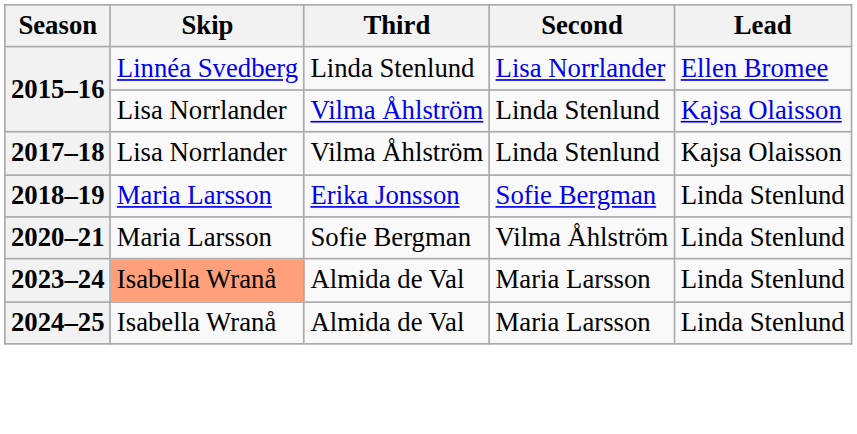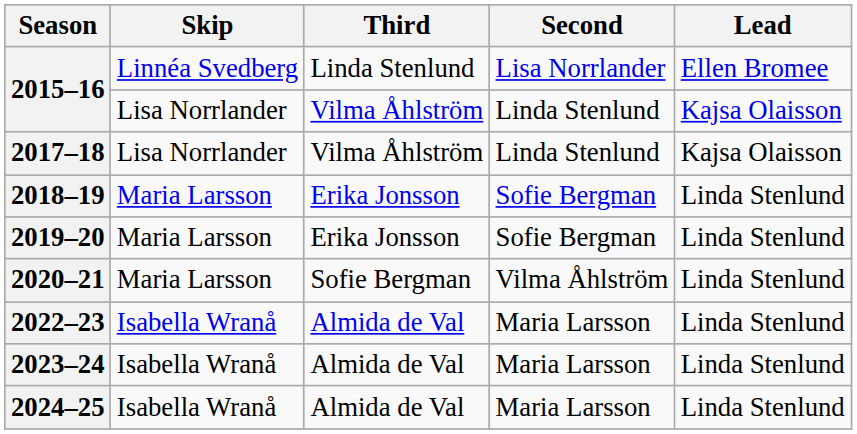+ row: (58, 237)
+ row: (58, 322)
(197, 279) lightsalmon background -> (197, 364) no background
